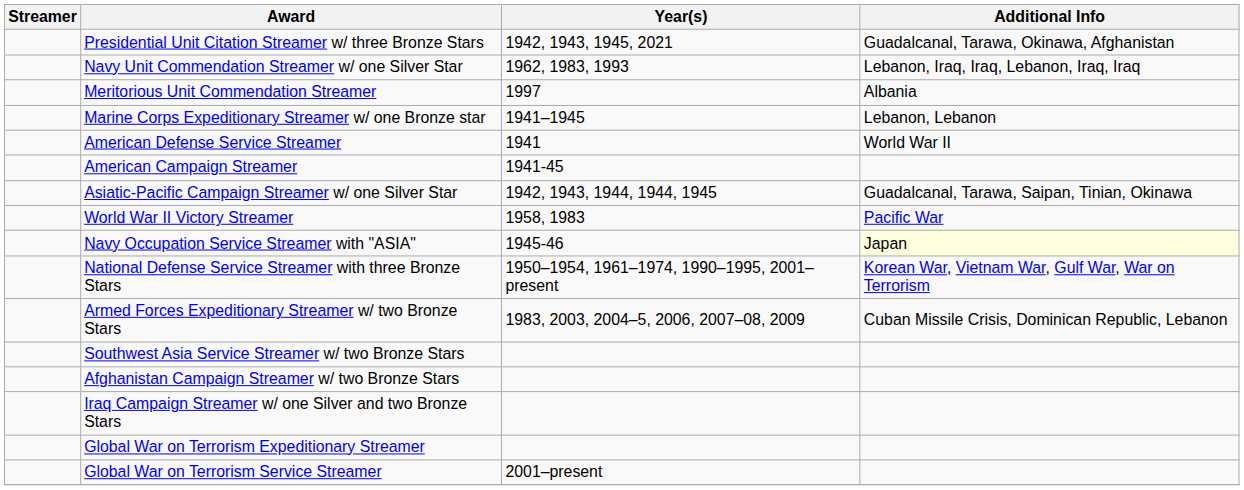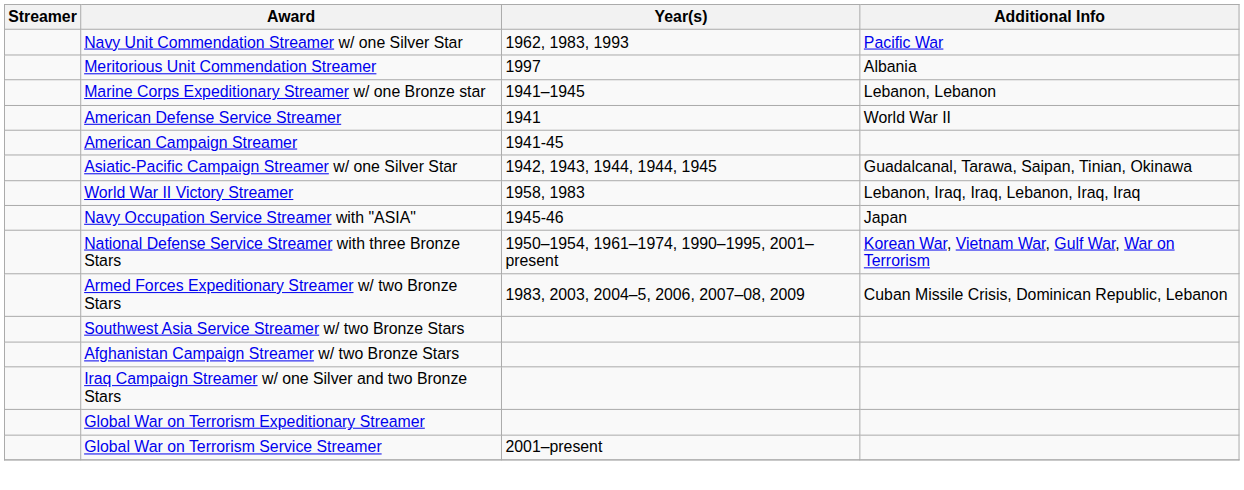- row: (284, 42)
(1002, 67) Lebanon, Iraq, Iraq, Lebanon, Iraq, Iraq -> (904, 42) Pacific War
(904, 218) Pacific War -> (1002, 192) Lebanon, Iraq, Iraq, Lebanon, Iraq, Iraq
(885, 243) lightyellow background -> (885, 218) no background
